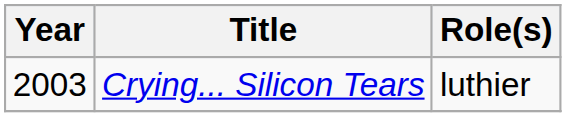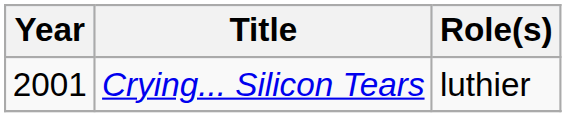(50, 83) 2003 -> (50, 83) 2001
